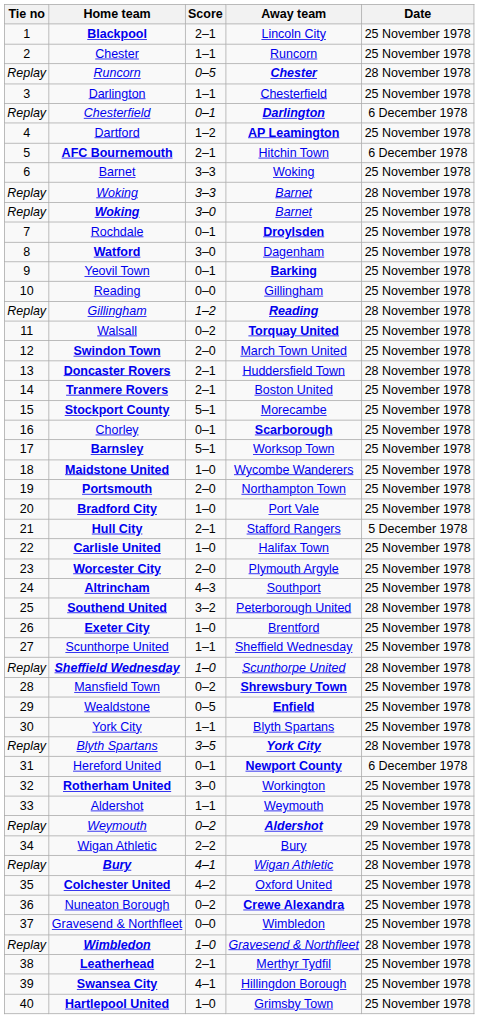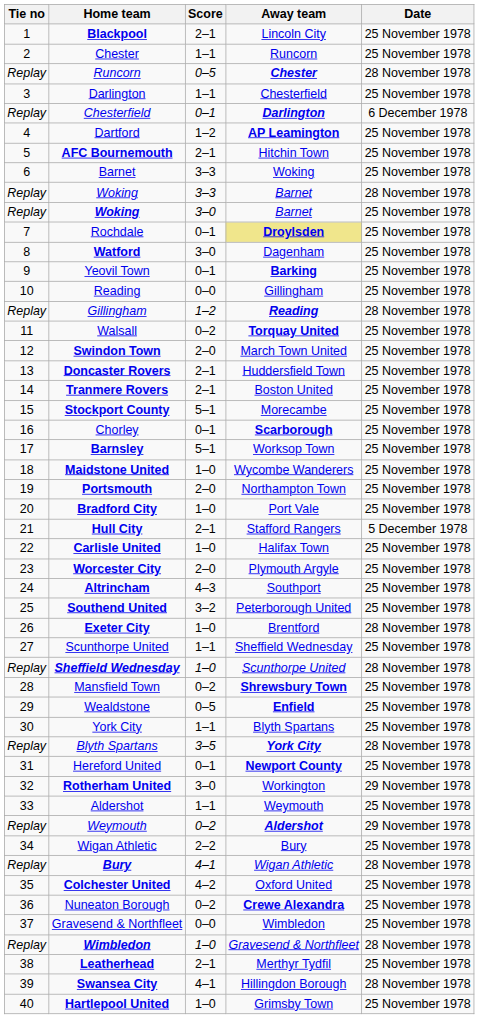(418, 152) 6 December 1978 -> (418, 152) 25 November 1978
(294, 232) no background -> (294, 232) khaki background
(418, 370) 28 November 1978 -> (418, 370) 25 November 1978
(418, 608) 28 November 1978 -> (418, 608) 25 November 1978
(418, 627) 25 November 1978 -> (418, 627) 28 November 1978
(418, 766) 6 December 1978 -> (418, 766) 25 November 1978
(418, 786) 25 November 1978 -> (418, 786) 29 November 1978
(418, 984) 25 November 1978 -> (418, 984) 28 November 1978
